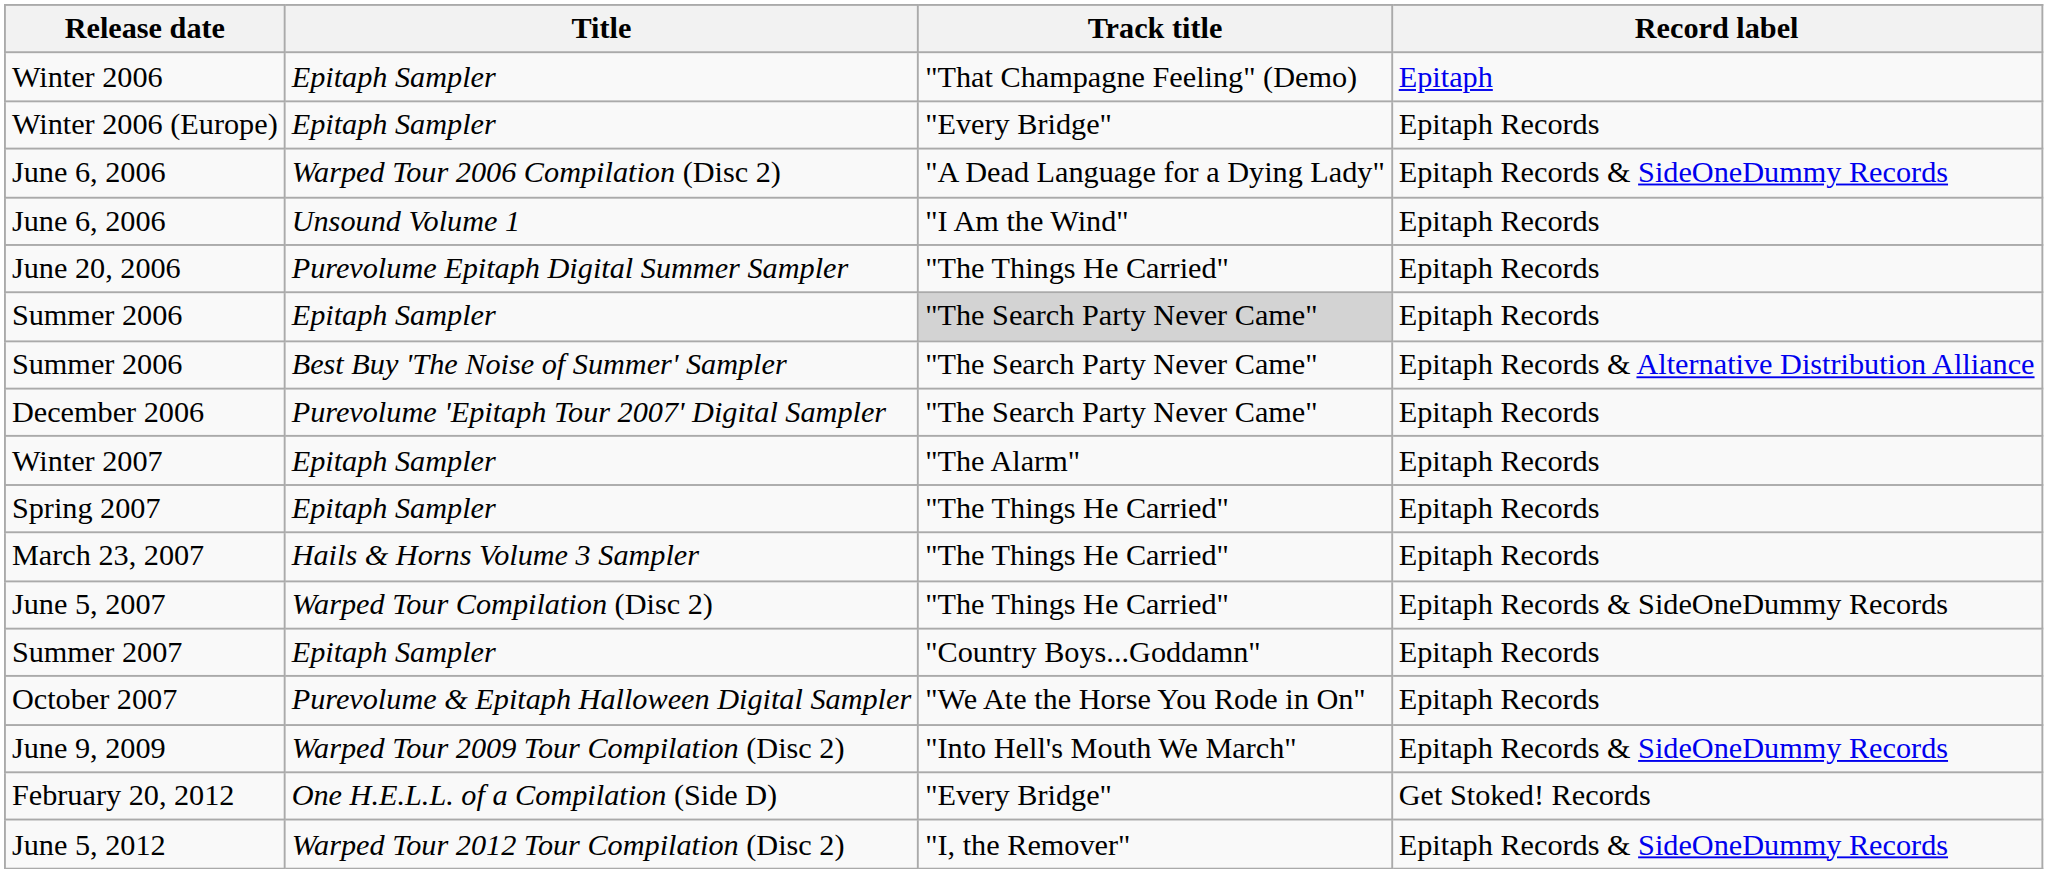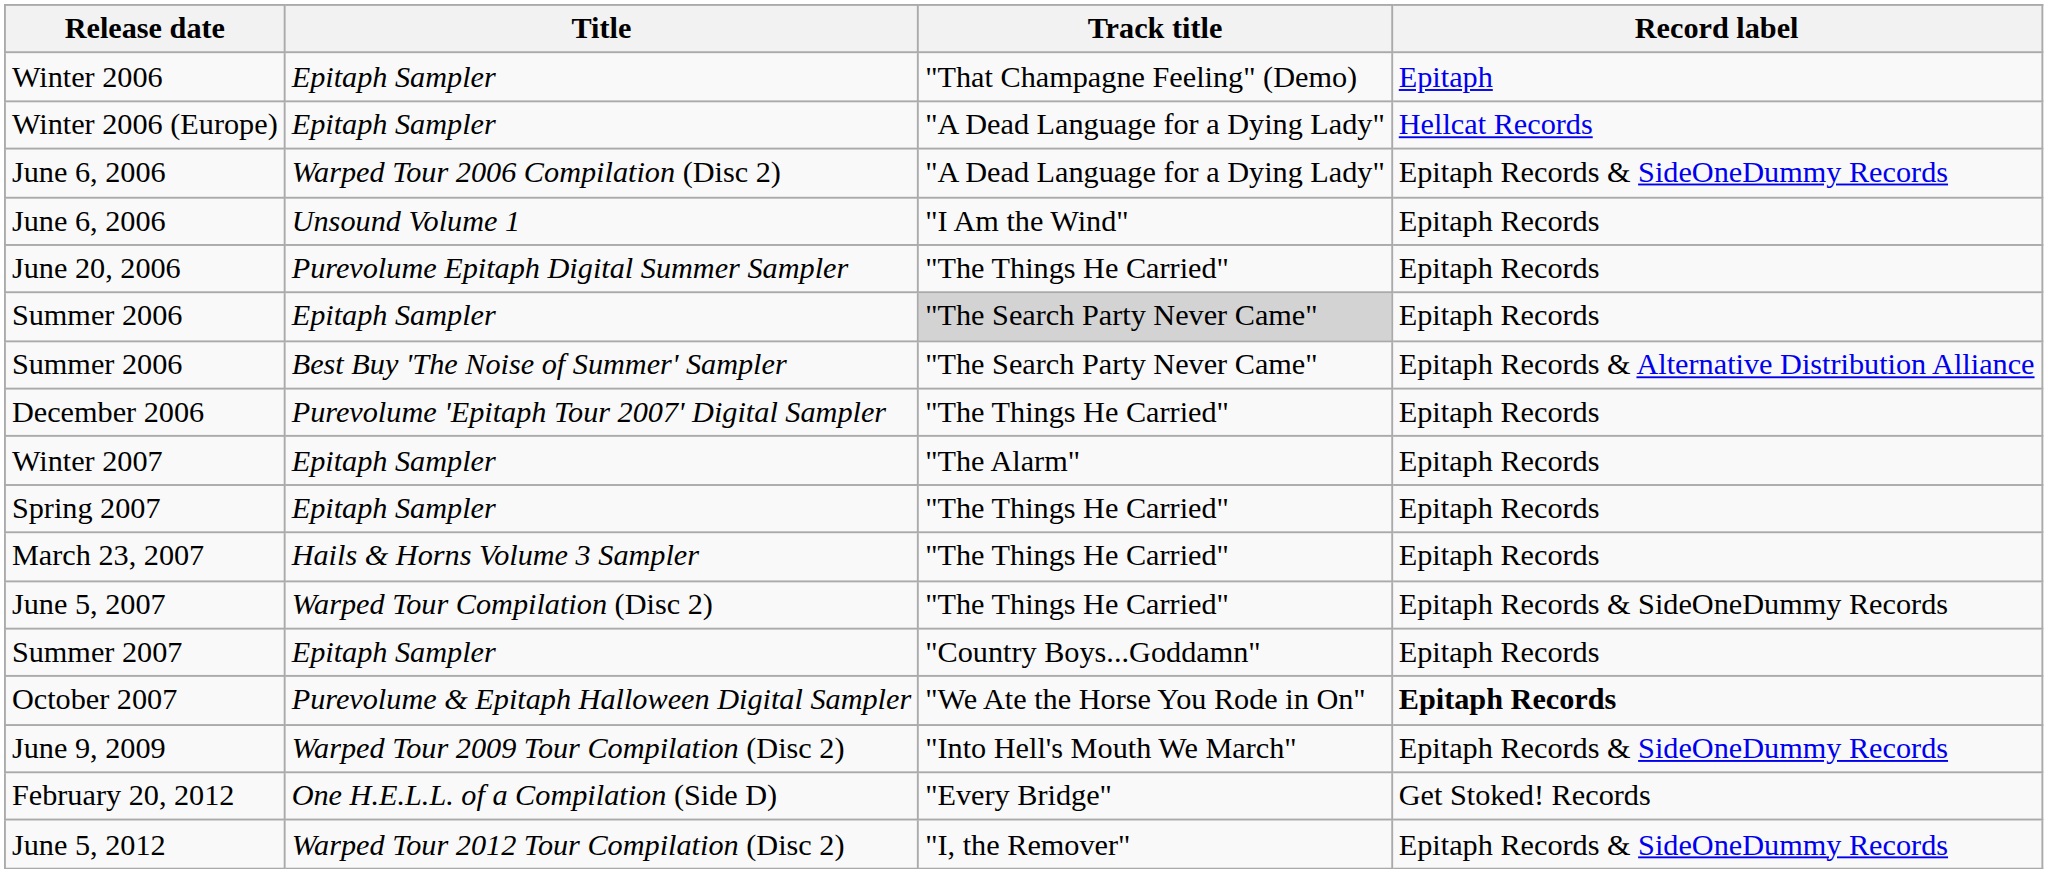(1019, 124) "Every Bridge" -> (1155, 124) "A Dead Language for a Dying Lady"
(1499, 124) Epitaph Records -> (1496, 124) Hellcat Records
(1121, 412) "The Search Party Never Came" -> (1077, 412) "The Things He Carried"
(1499, 699) normal -> (1508, 699) bold
